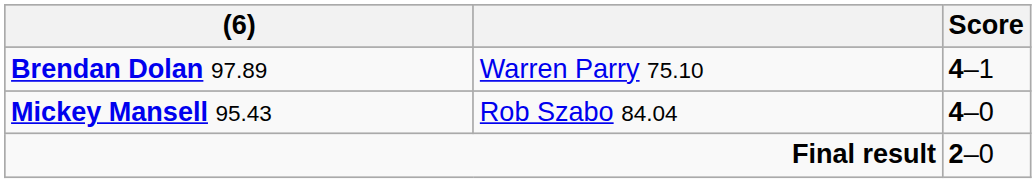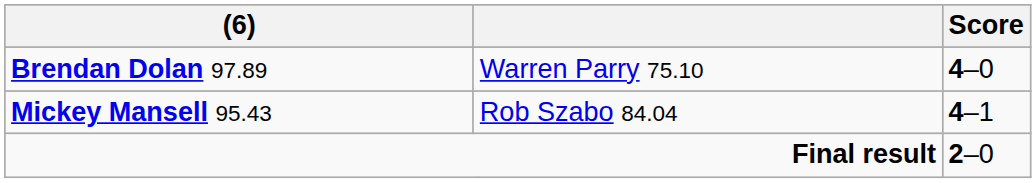(971, 68) 4–1 -> (971, 68) 4–0
(971, 111) 4–0 -> (971, 111) 4–1
